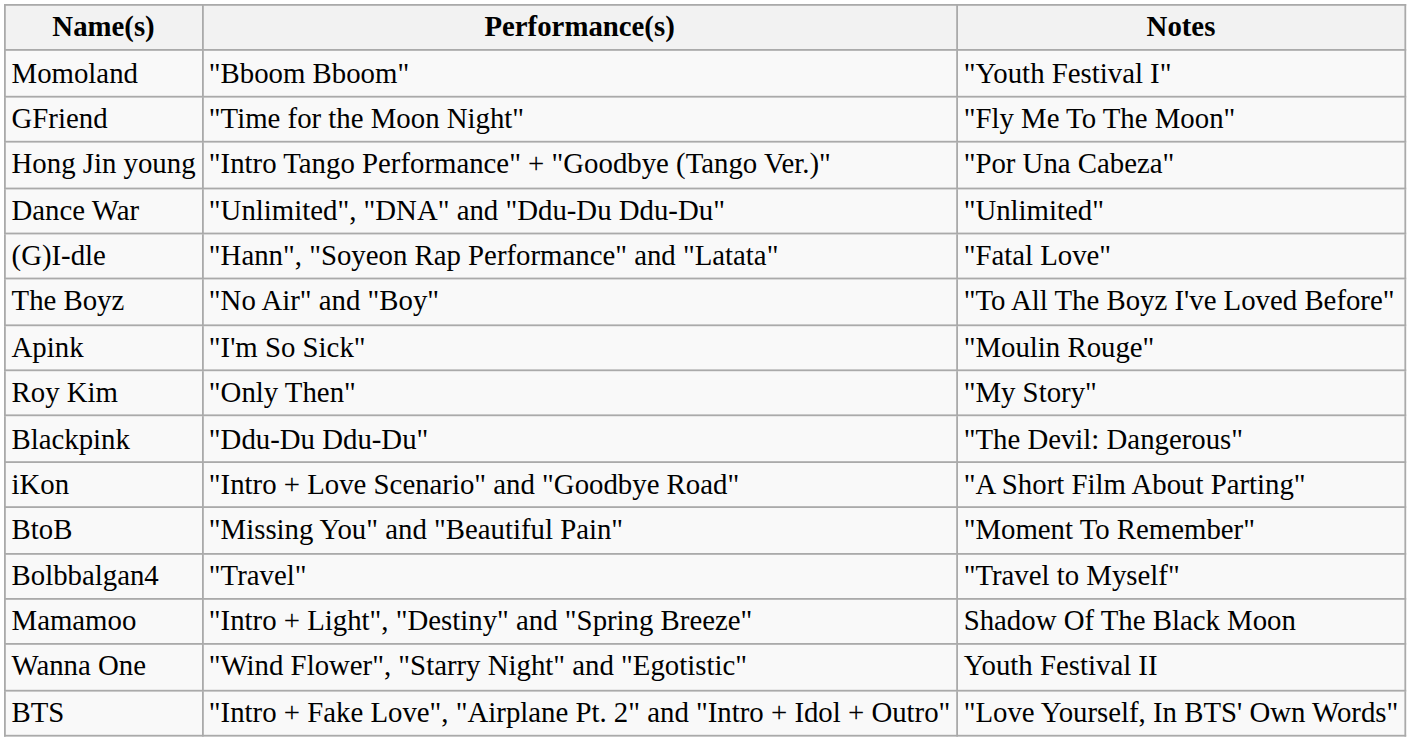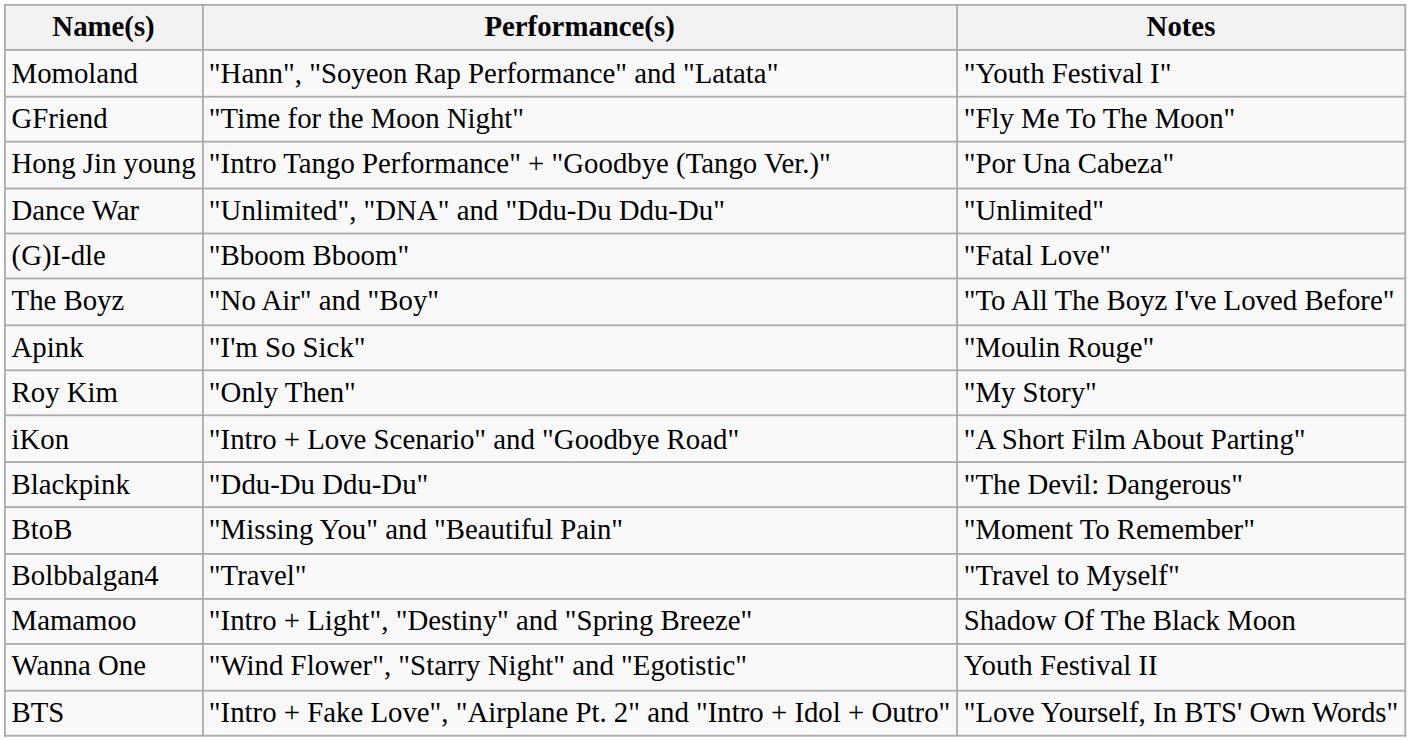(309, 73) "Bboom Bboom" -> (494, 73) "Hann", "Soyeon Rap Performance" and "Latata"
(494, 255) "Hann", "Soyeon Rap Performance" and "Latata" -> (309, 255) "Bboom Bboom"
rows swapped: (40, 484) <-> (71, 438)
